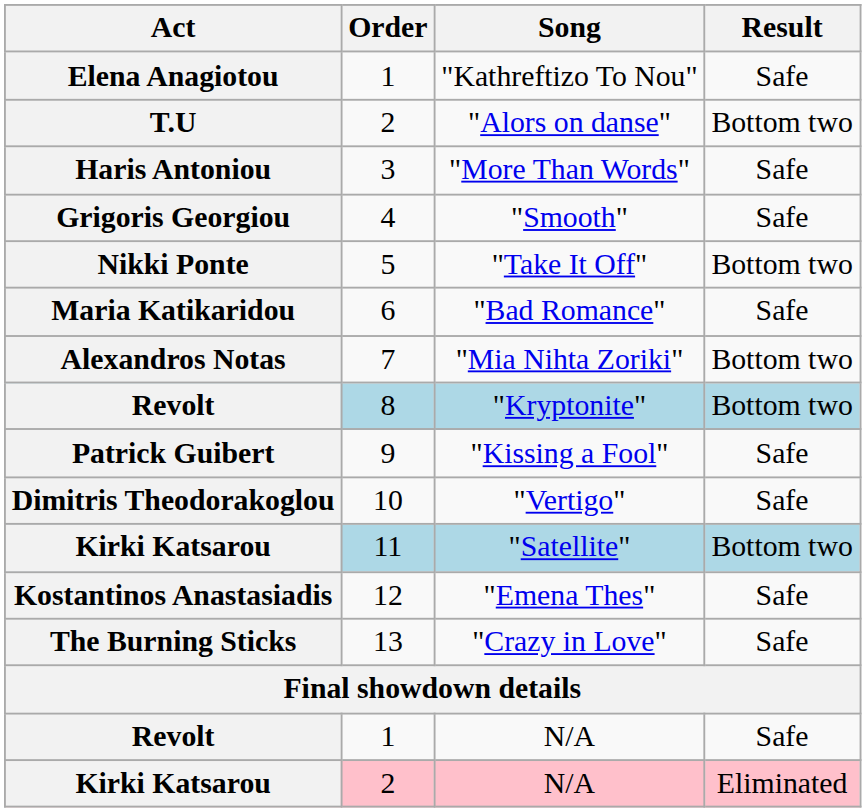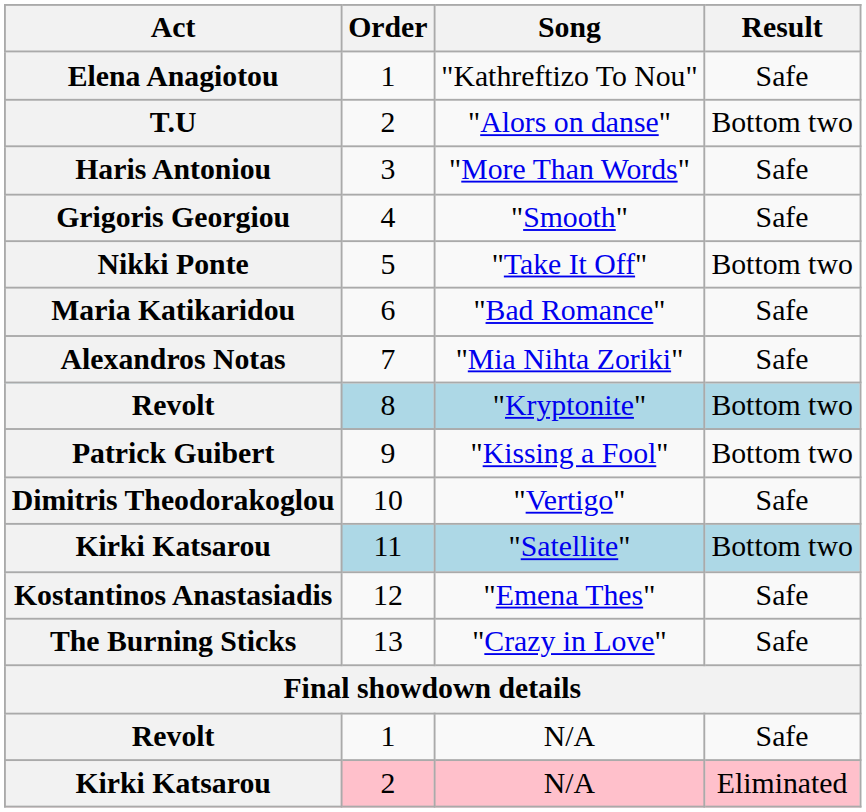(782, 358) Bottom two -> (782, 358) Safe
(782, 452) Safe -> (782, 452) Bottom two
